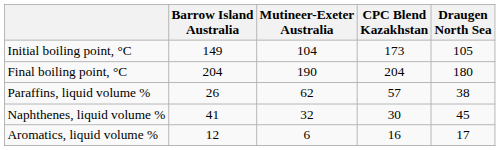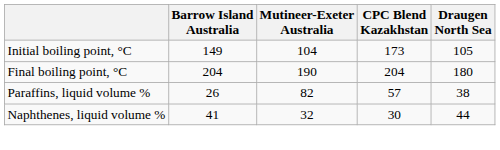(307, 93) 62 -> (307, 93) 82
(463, 114) 45 -> (463, 114) 44
- row: (83, 135)
